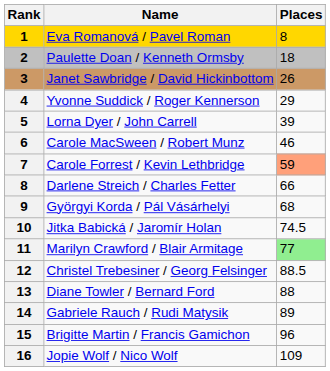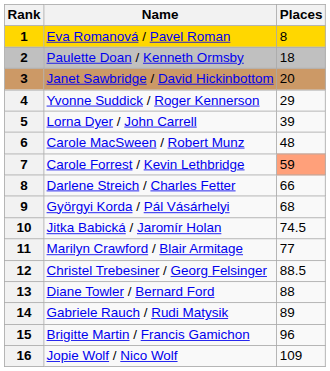(287, 79) 26 -> (287, 79) 20
(287, 143) 46 -> (287, 143) 48
(287, 249) lightgreen background -> (287, 249) no background
